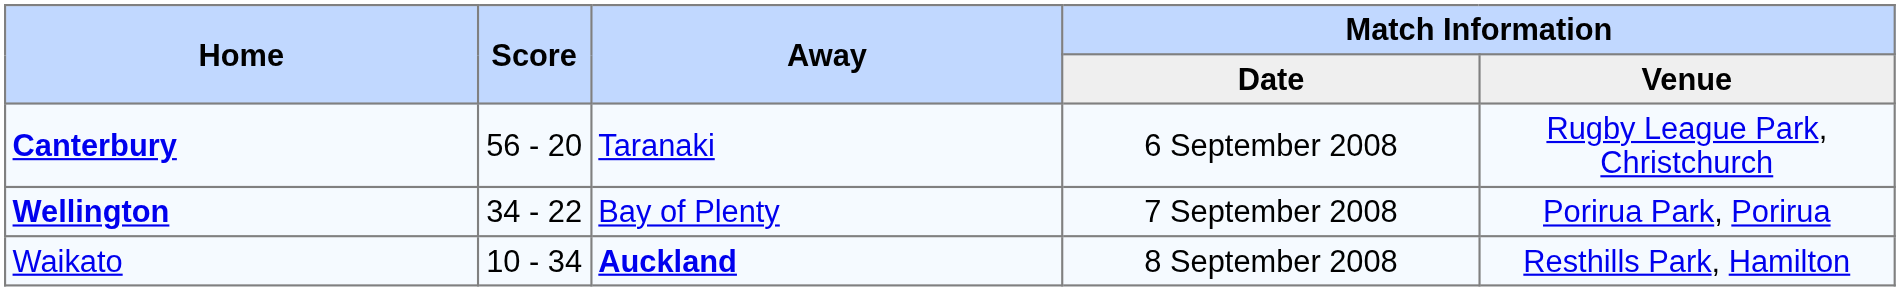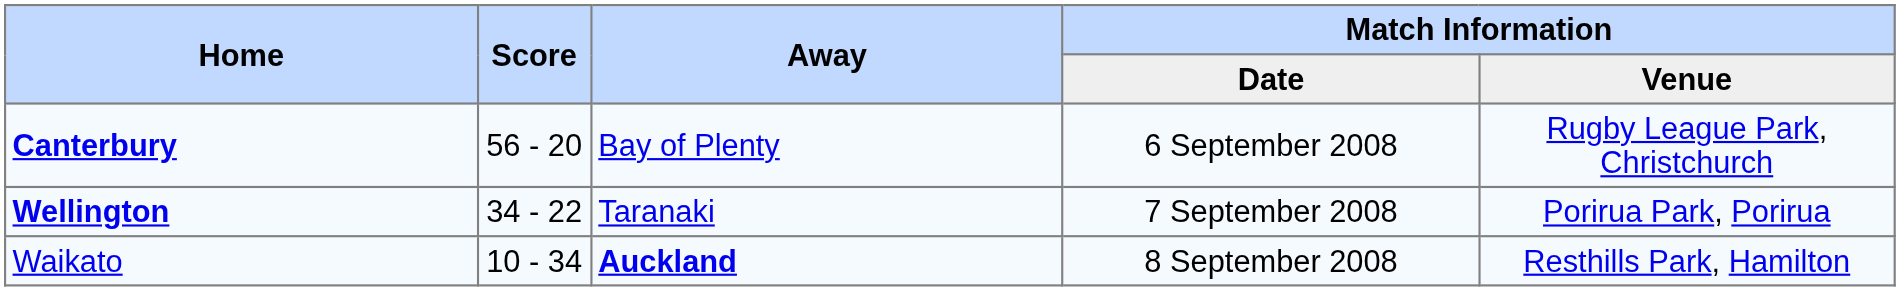(657, 145) Taranaki -> (689, 145) Bay of Plenty
(689, 212) Bay of Plenty -> (657, 212) Taranaki
